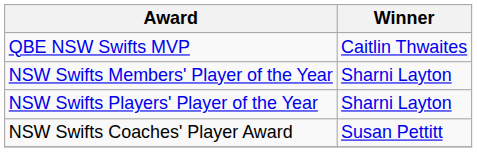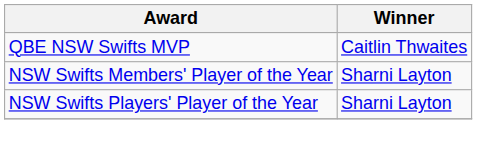- row: (151, 132)
